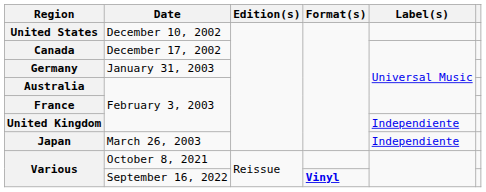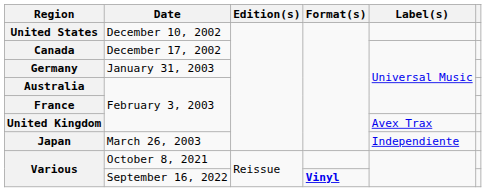(415, 123) Independiente -> (402, 123) Avex Trax
